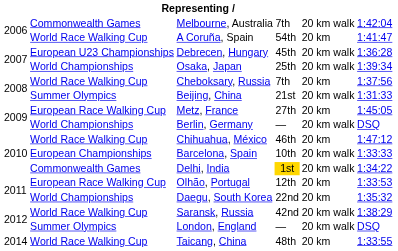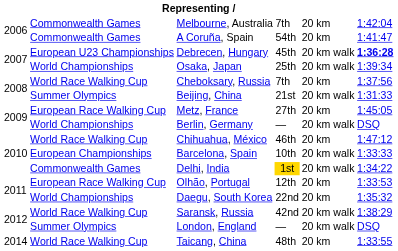(328, 23) 20 km walk -> (316, 23) 20 km
(89, 38) World Race Walking Cup -> (85, 38) Commonwealth Games
(375, 52) normal -> (375, 52) bold
